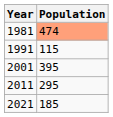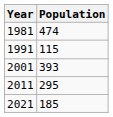(49, 31) lightsalmon background -> (49, 31) no background
(49, 67) 395 -> (49, 67) 393
